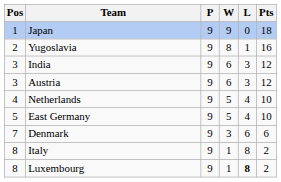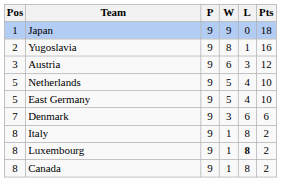- row: (39, 64)
(15, 99) 4 -> (15, 82) 5
+ row: (44, 168)
